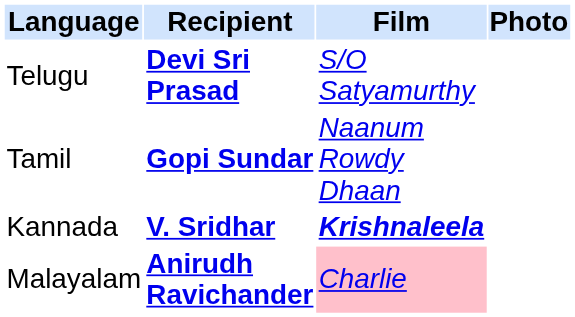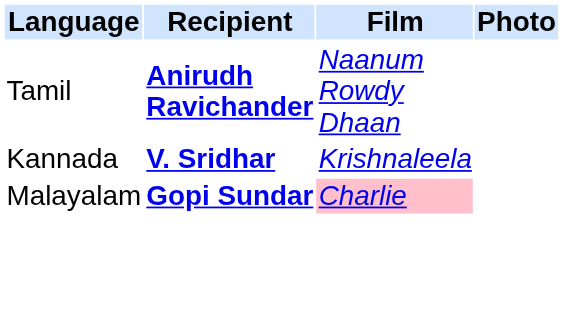- row: (48, 75)
(230, 159) Gopi Sundar -> (230, 91) Anirudh Ravichander
(401, 227) bold -> (395, 159) normal
(230, 279) Anirudh Ravichander -> (230, 195) Gopi Sundar
